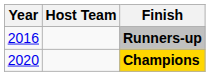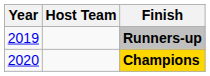(23, 37) 2016 -> (23, 37) 2019
